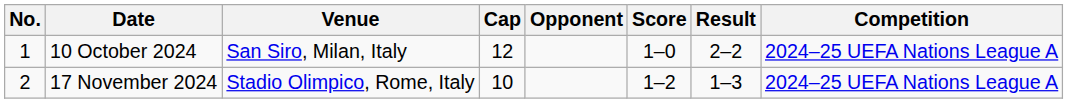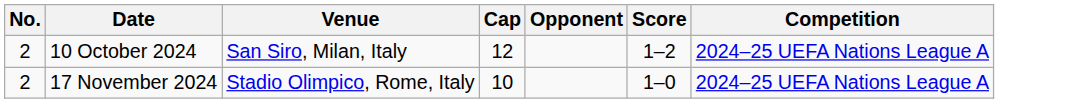- column: (726, 20)
(25, 51) 1 -> (25, 51) 2
(659, 51) 1–0 -> (659, 51) 1–2
(659, 82) 1–2 -> (659, 82) 1–0
